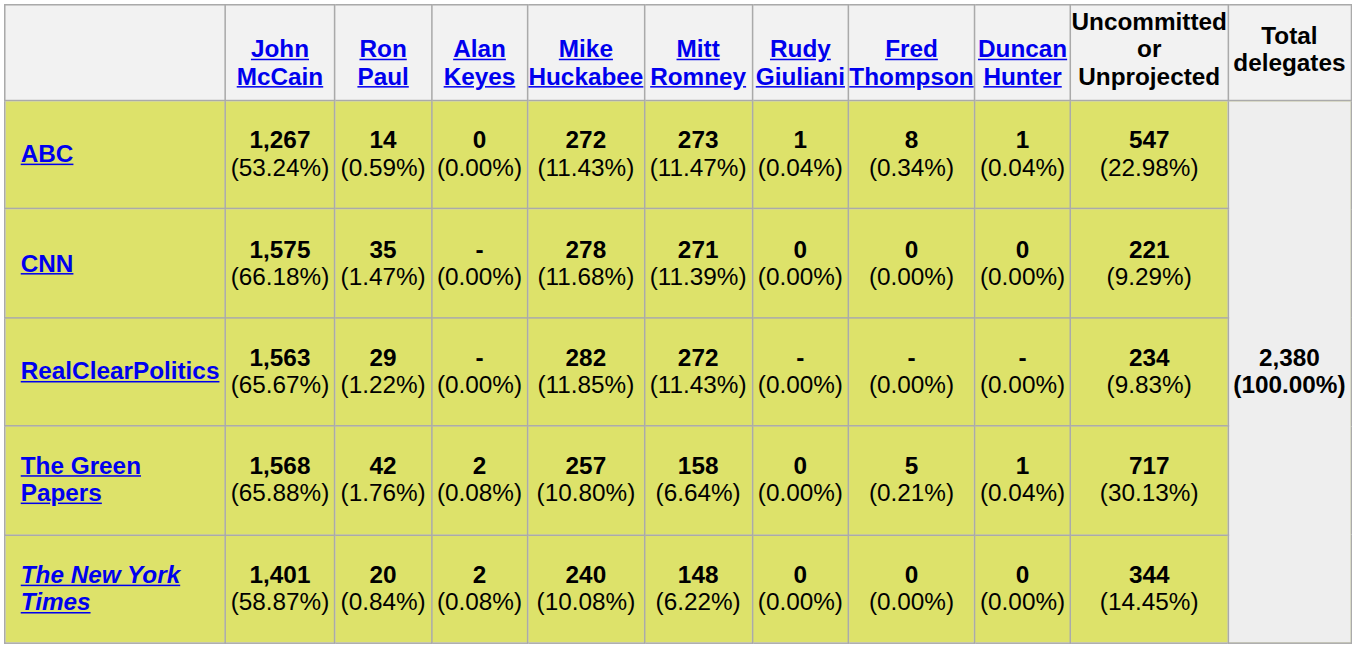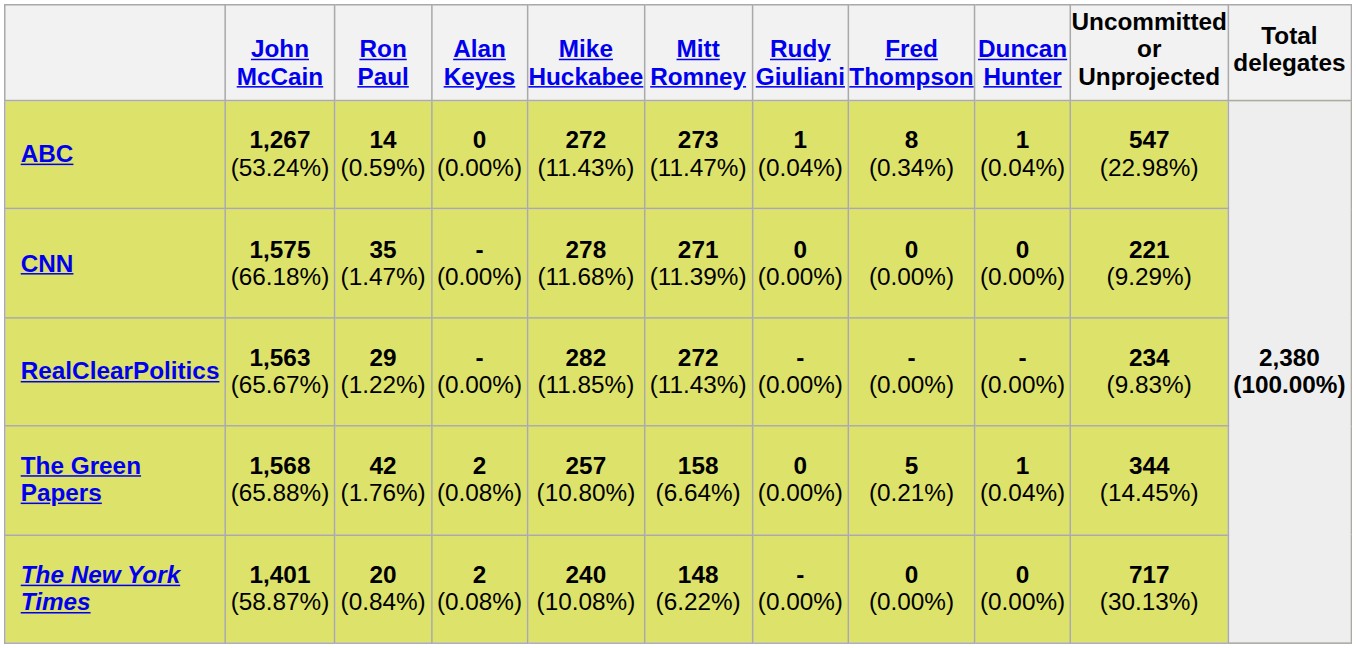(1149, 479) 717 (30.13%) -> (1149, 479) 344 (14.45%)
(800, 588) 0 (0.00%) -> (800, 588) - (0.00%)
(1149, 588) 344 (14.45%) -> (1149, 588) 717 (30.13%)
